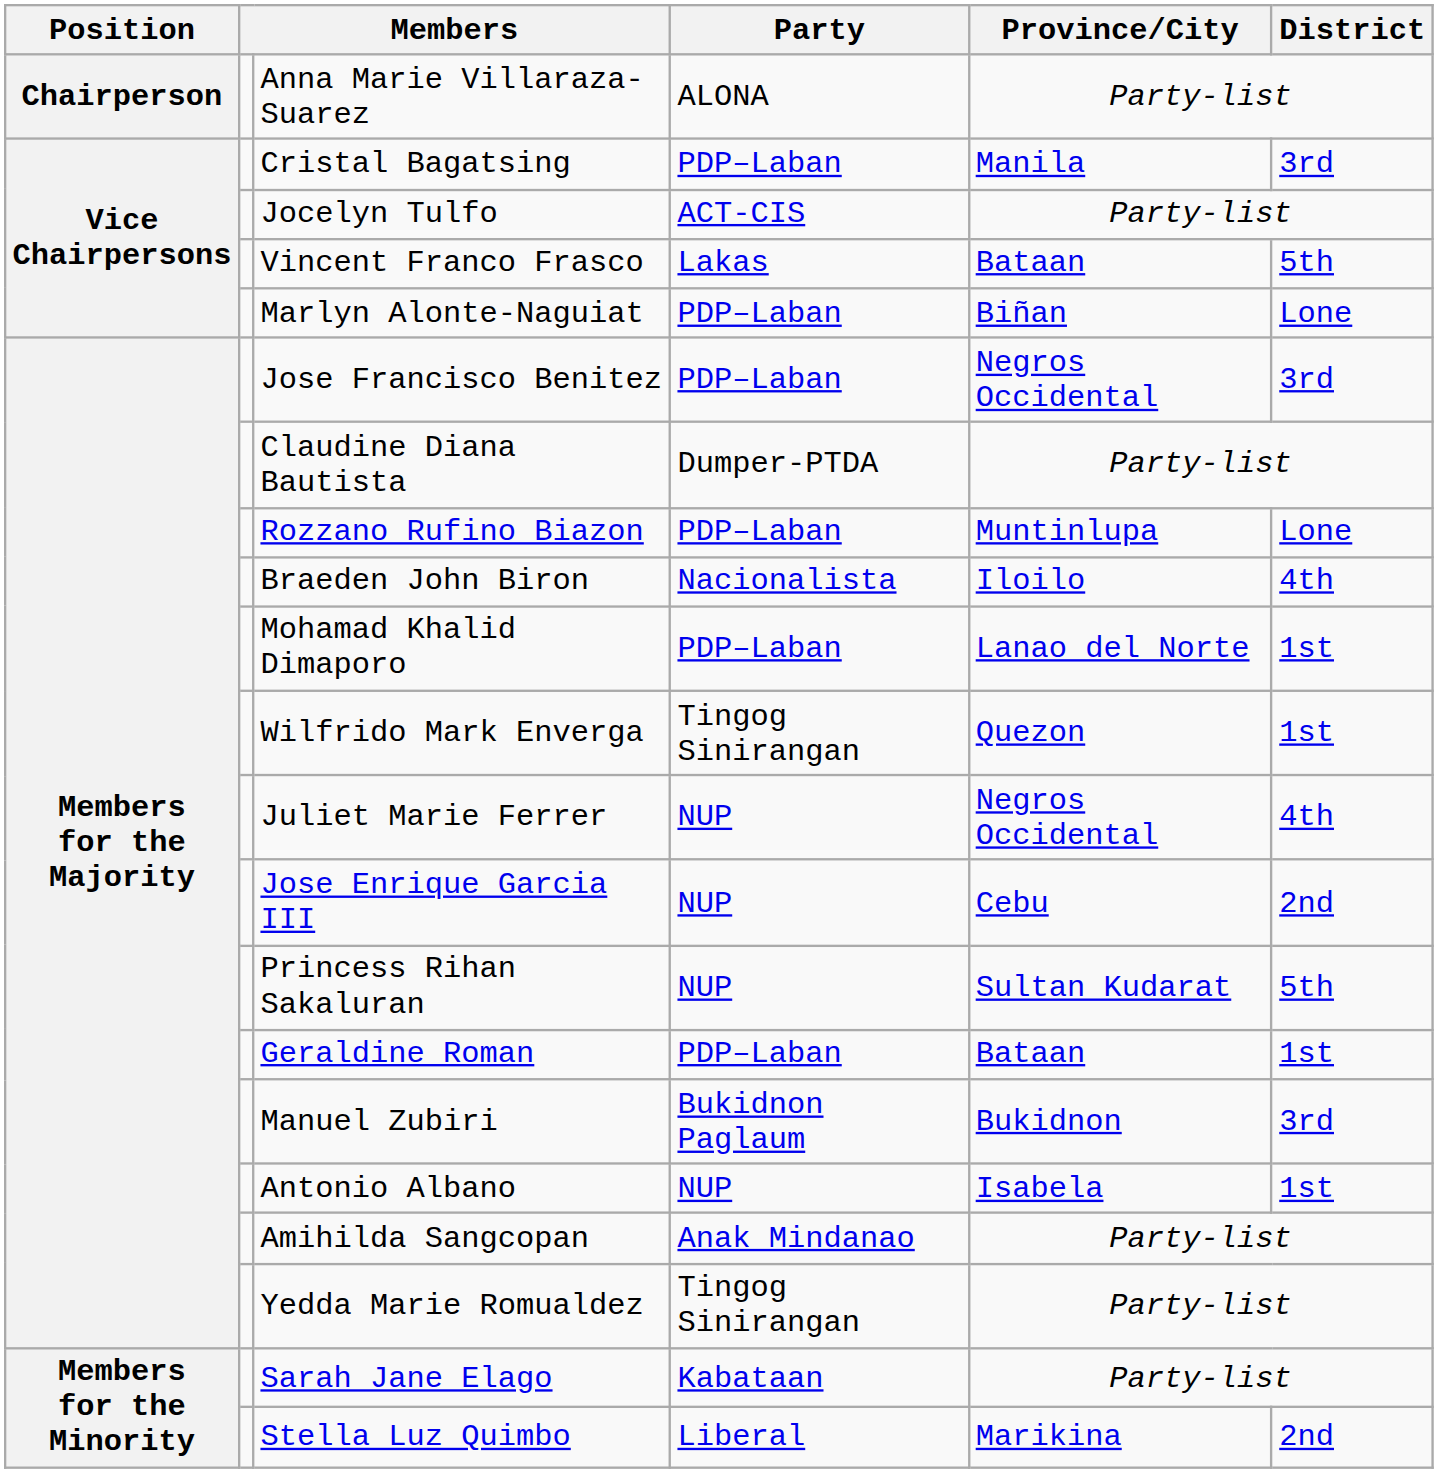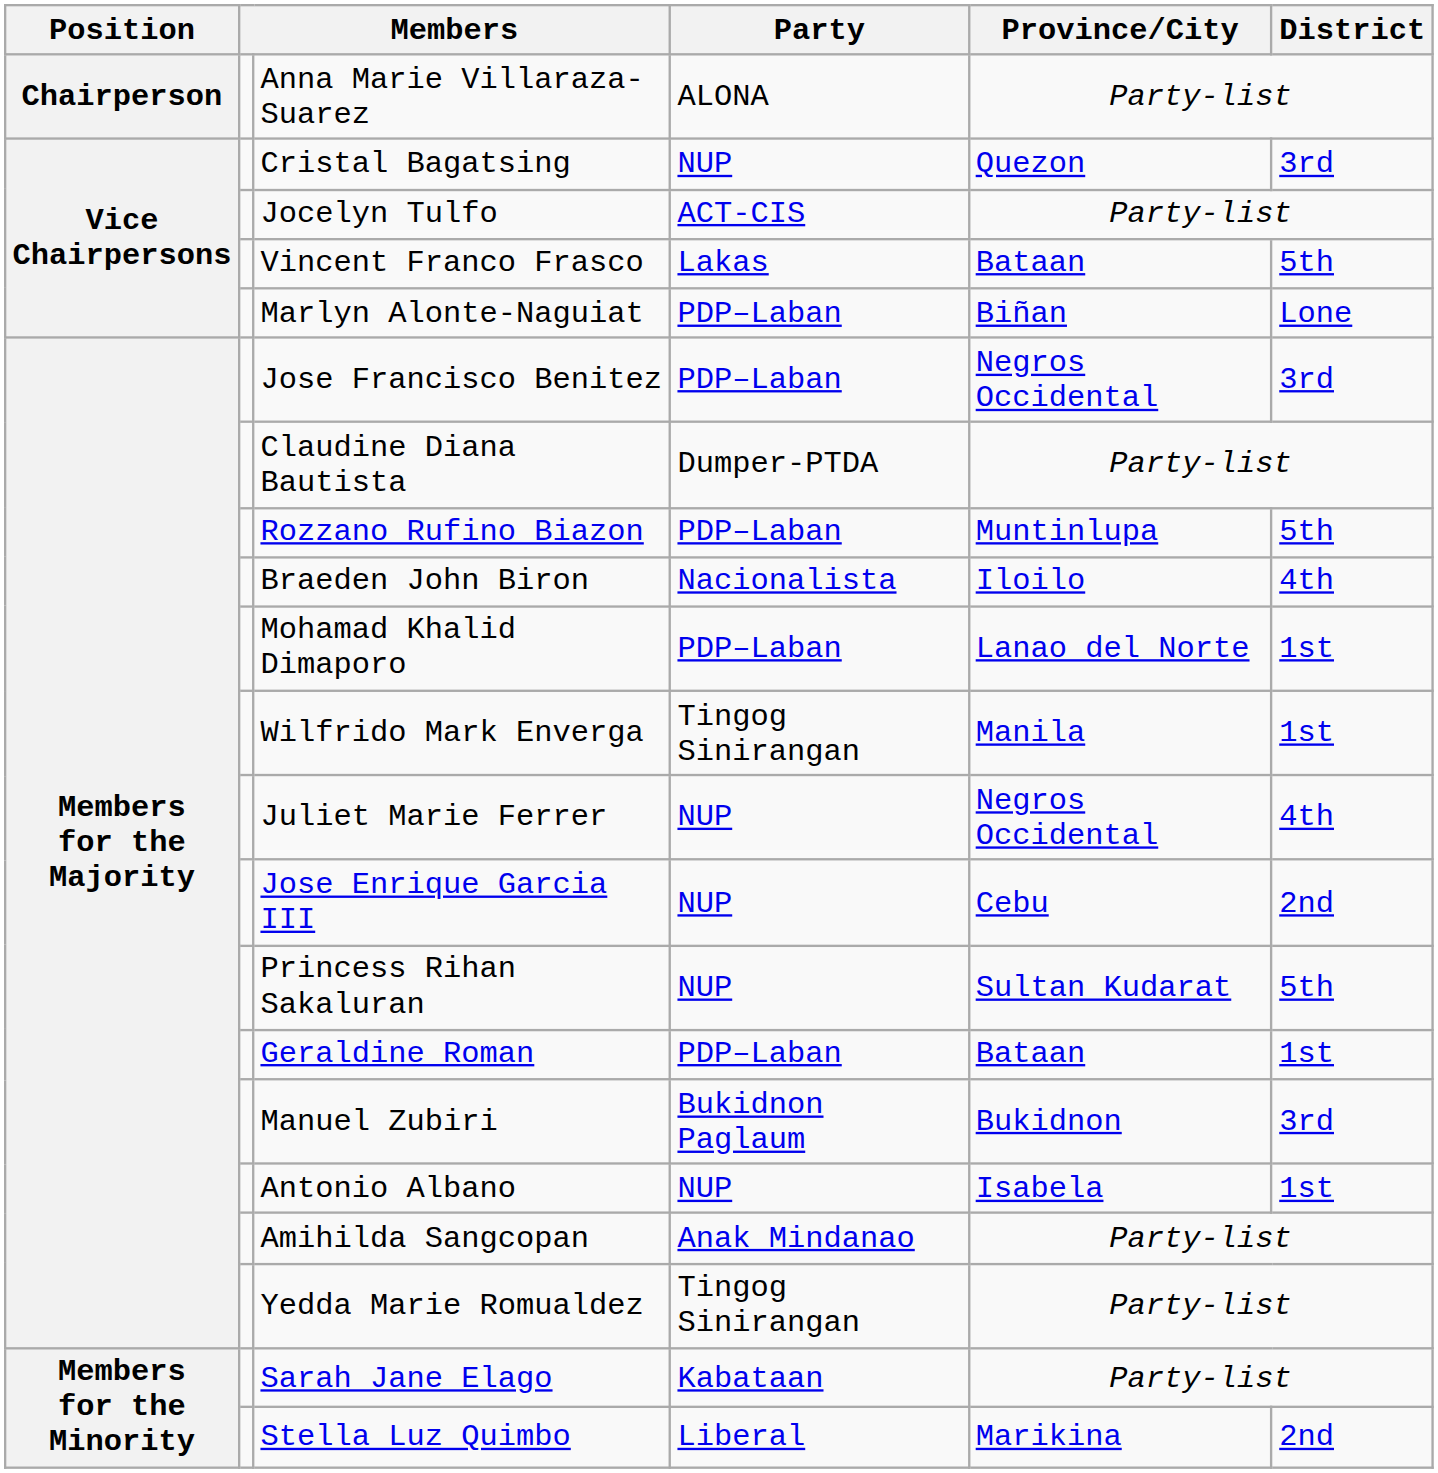(760, 164) PDP–Laban -> (705, 164) NUP
(1030, 164) Manila -> (1030, 164) Quezon
(1316, 532) Lone -> (1307, 532) 5th
(1030, 733) Quezon -> (1030, 733) Manila
